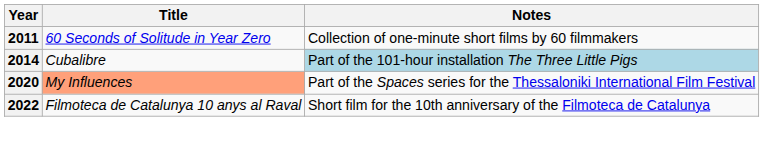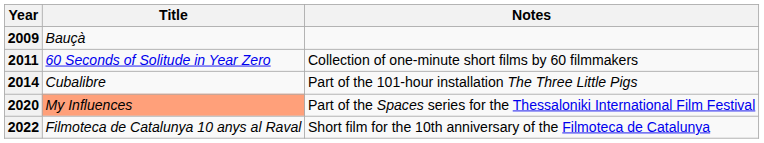+ row: (23, 37)
(473, 60) lightblue background -> (473, 82) no background
